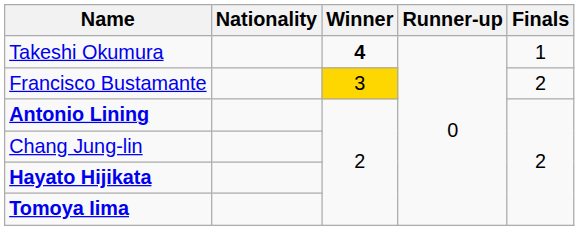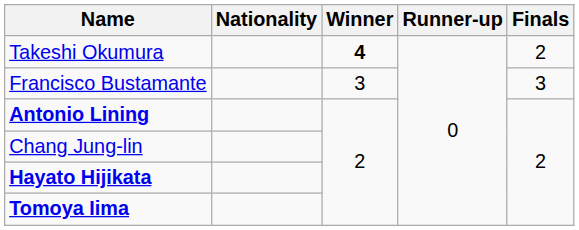(541, 51) 1 -> (541, 51) 2
(360, 83) gold background -> (360, 83) no background
(541, 83) 2 -> (541, 83) 3
